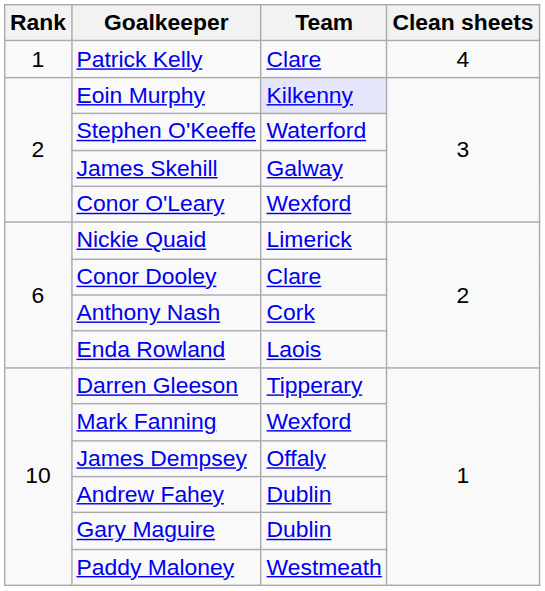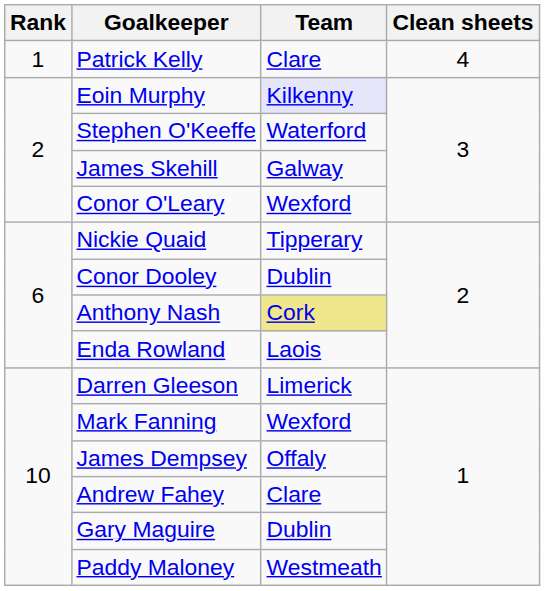(309, 240) Limerick -> (314, 240) Tipperary
(294, 276) Clare -> (299, 276) Dublin
(291, 312) no background -> (291, 312) khaki background
(314, 385) Tipperary -> (309, 385) Limerick
(299, 494) Dublin -> (294, 494) Clare
